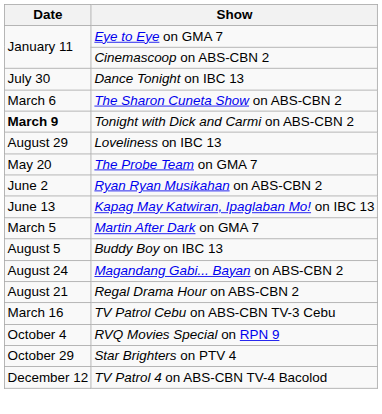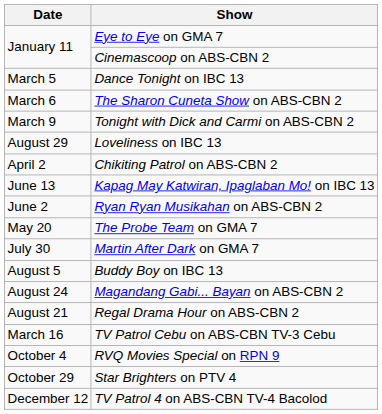(29, 79) July 30 -> (32, 79) March 5
(33, 121) bold -> (32, 121) normal
+ row: (186, 164)
rows swapped: (176, 164) <-> (234, 206)
(32, 228) March 5 -> (29, 249) July 30
